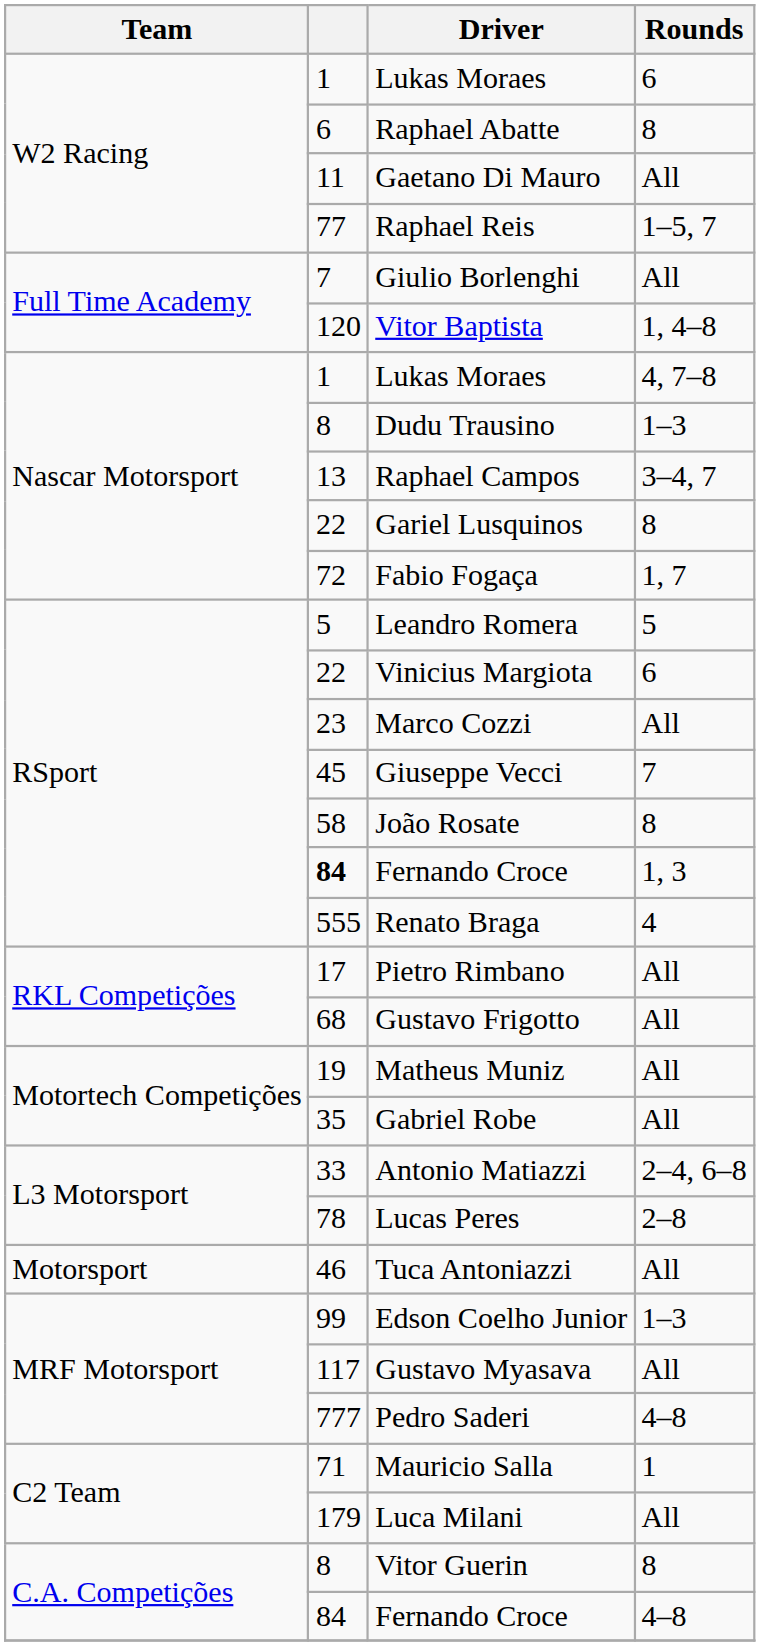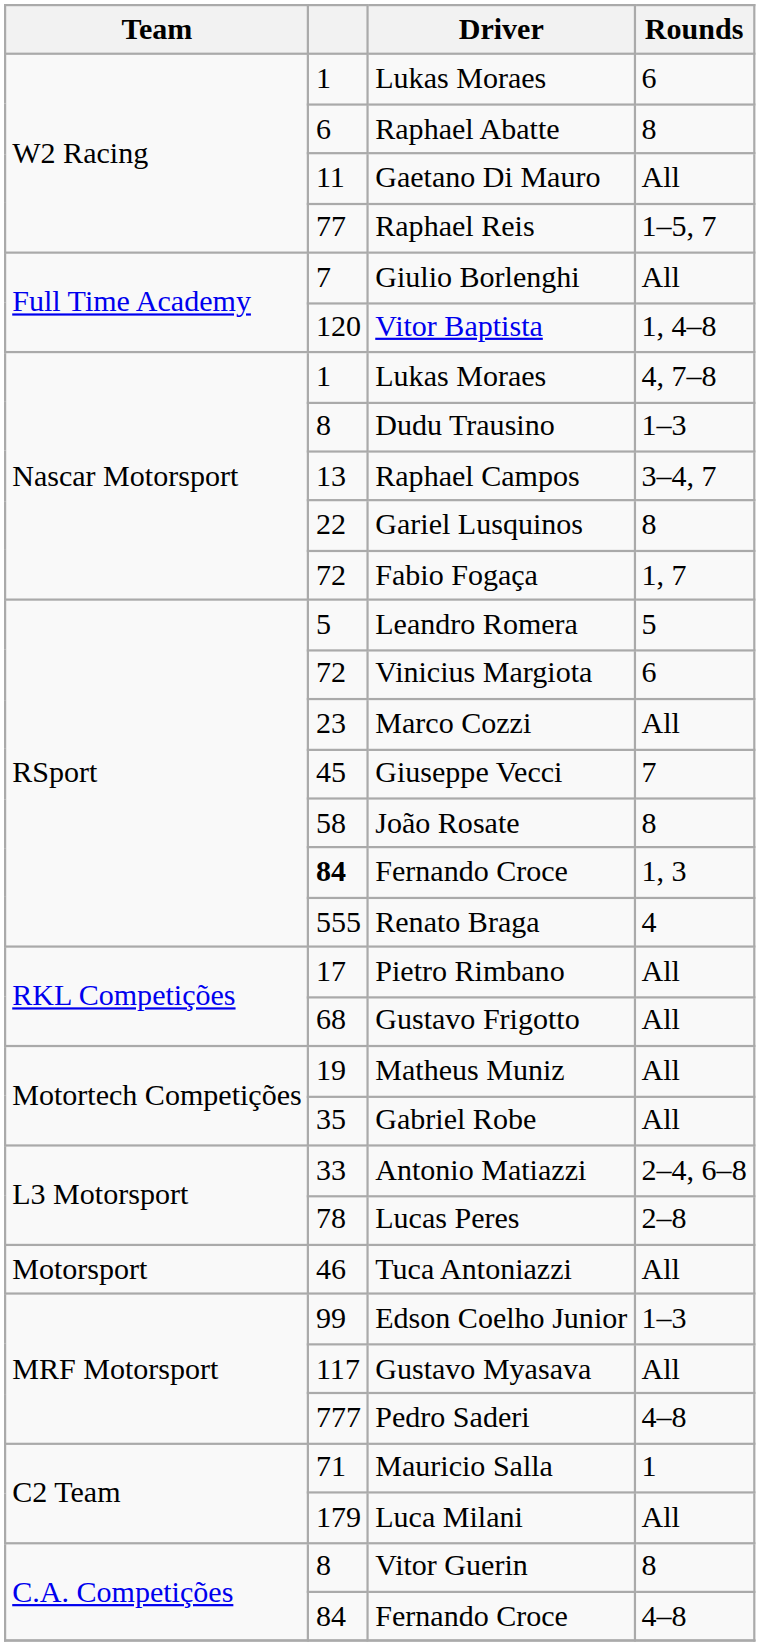(331, 673) 22 -> (331, 673) 72
